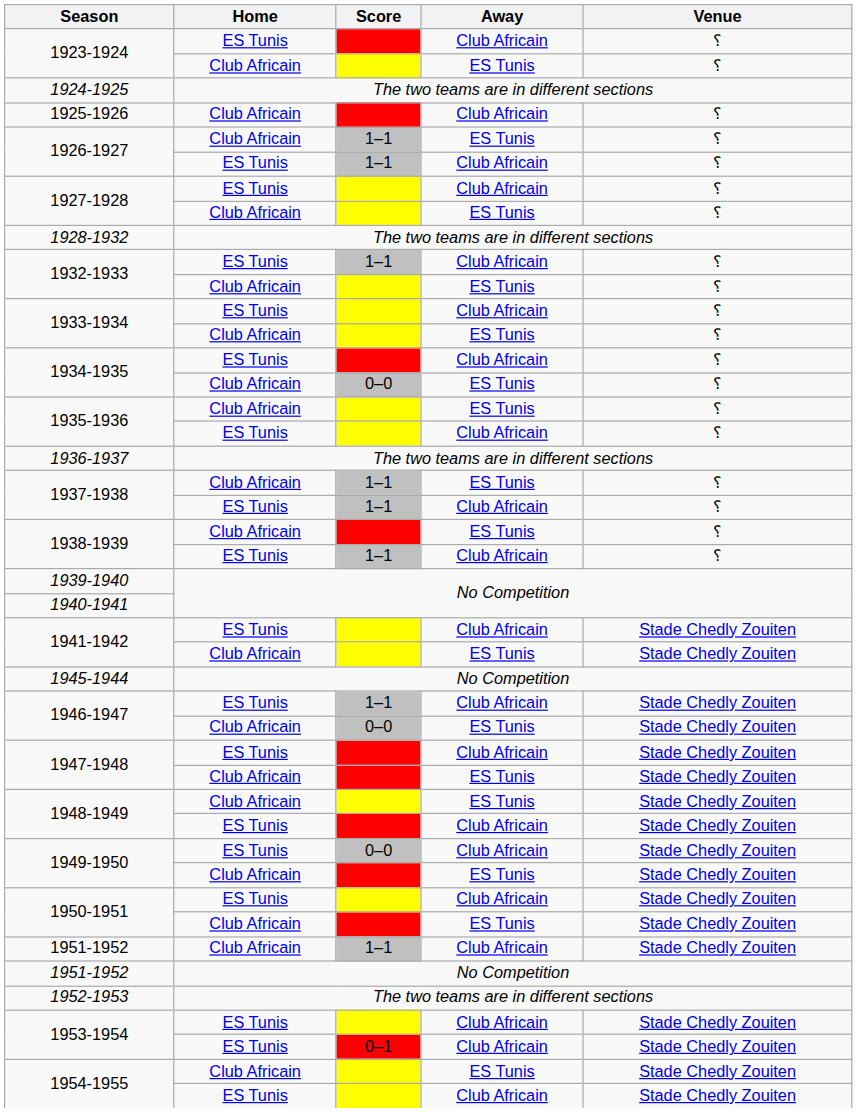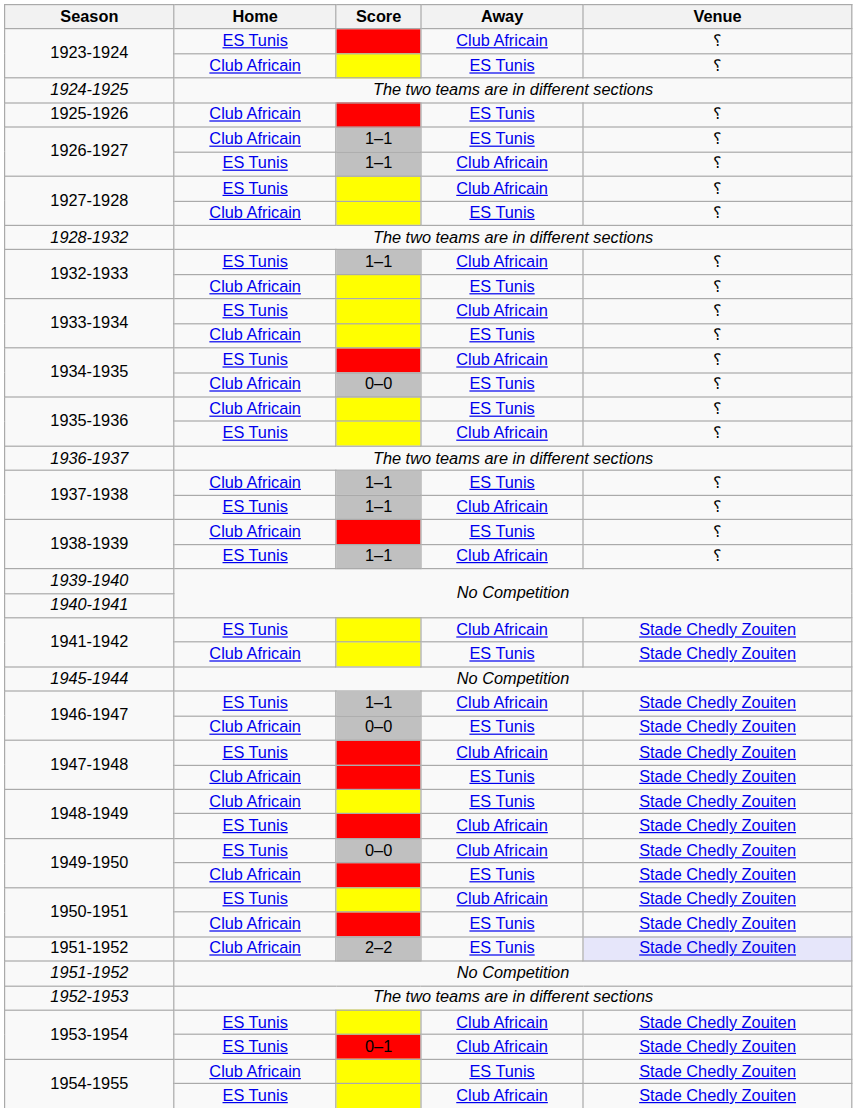(502, 114) Club Africain -> (502, 114) ES Tunis
(379, 948) 1–1 -> (379, 948) 2–2
(502, 948) Club Africain -> (502, 948) ES Tunis
(718, 948) no background -> (718, 948) lavender background
